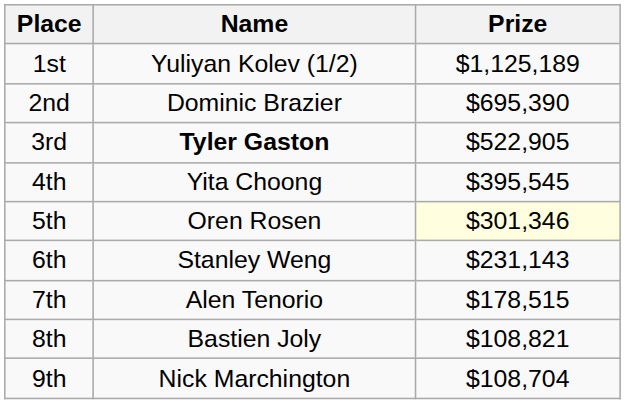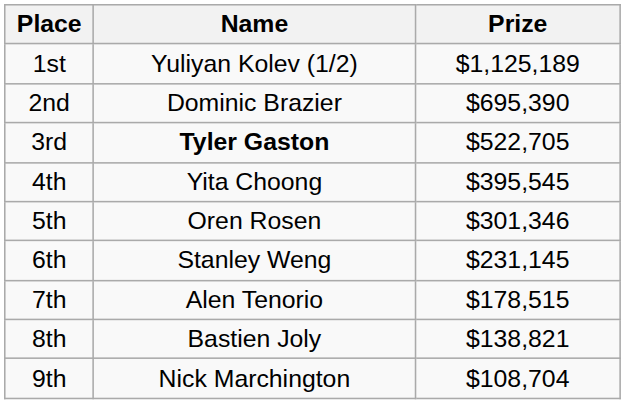(518, 142) $522,905 -> (518, 142) $522,705
(518, 220) lightyellow background -> (518, 220) no background
(518, 260) $231,143 -> (518, 260) $231,145
(518, 338) $108,821 -> (518, 338) $138,821
